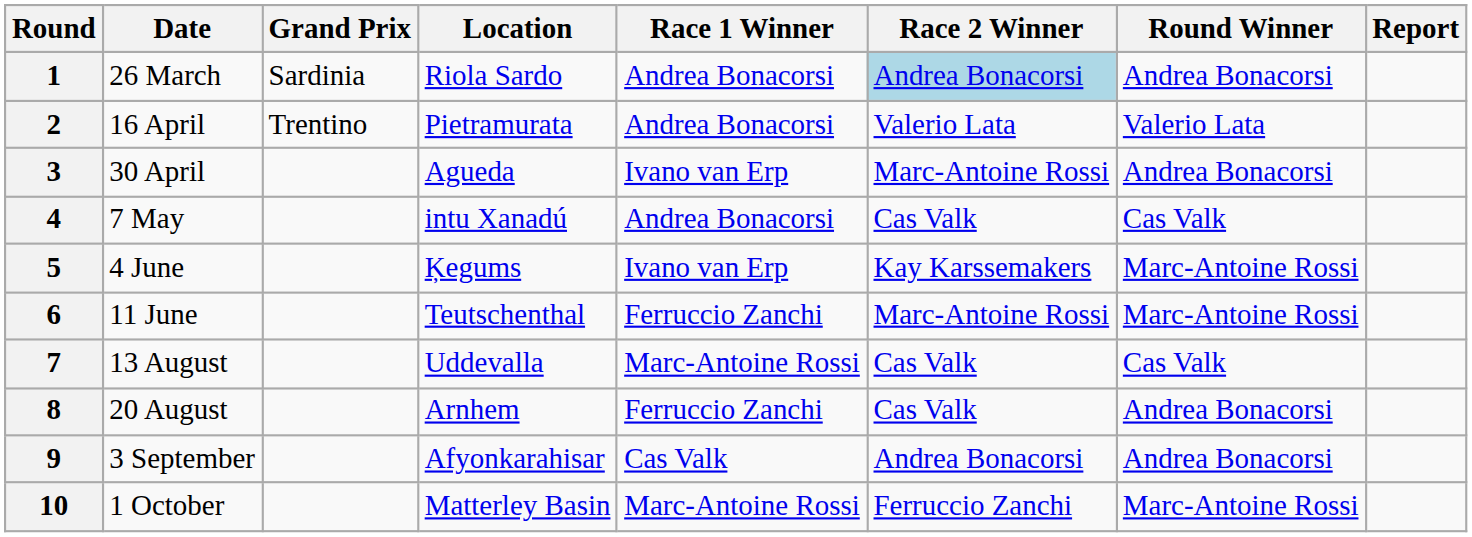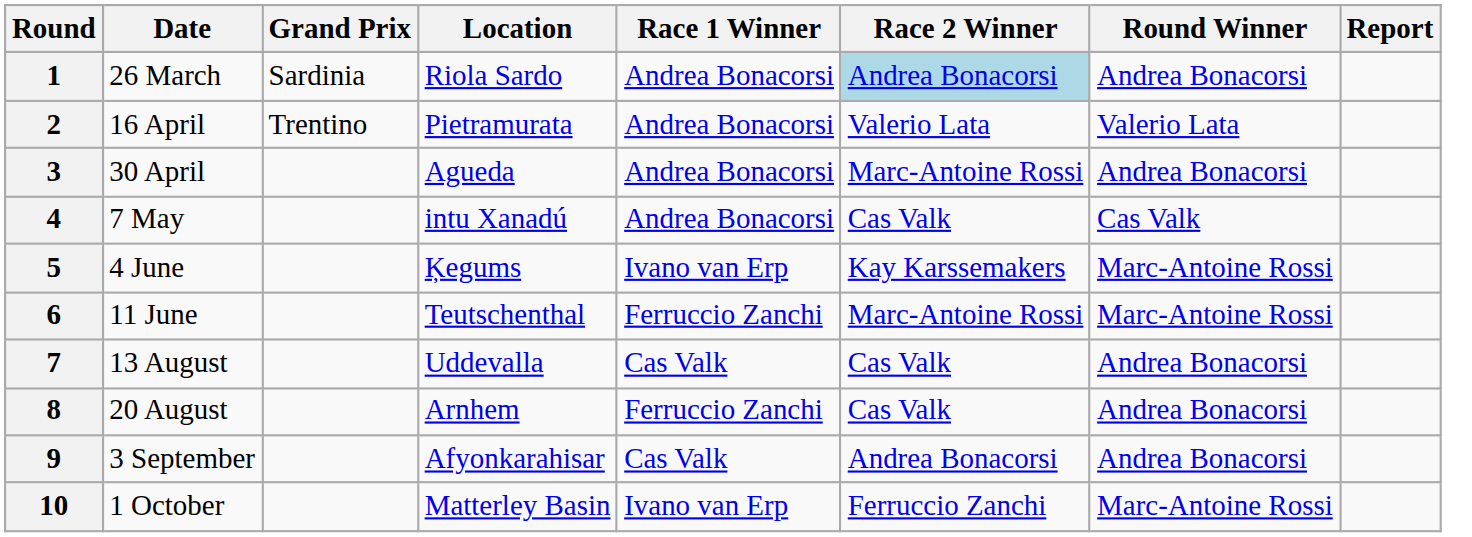(706, 171) Ivano van Erp -> (729, 171) Andrea Bonacorsi
(742, 362) Marc-Antoine Rossi -> (676, 362) Cas Valk
(1174, 362) Cas Valk -> (1202, 362) Andrea Bonacorsi
(742, 505) Marc-Antoine Rossi -> (706, 505) Ivano van Erp
